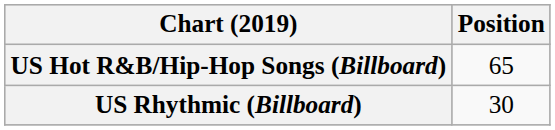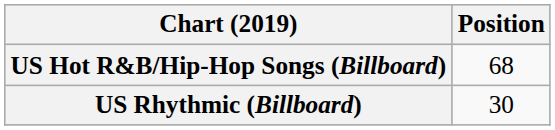(501, 64) 65 -> (501, 64) 68
